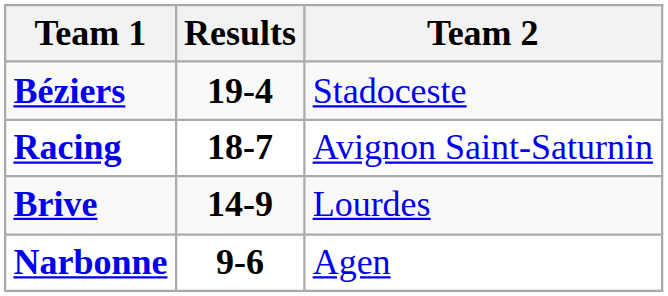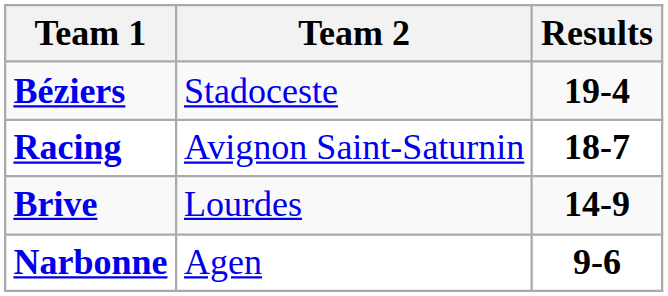columns swapped: (483, 33) <-> (240, 33)
